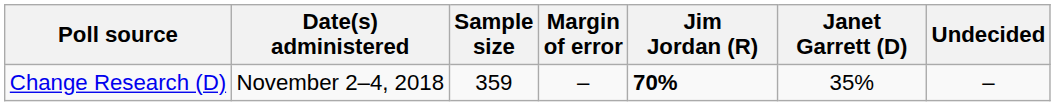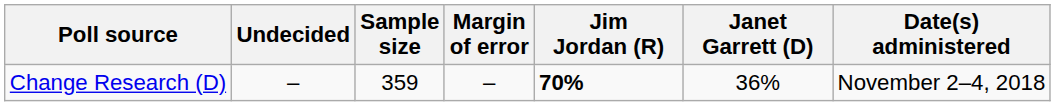columns swapped: (340, 34) <-> (988, 34)
(852, 82) 35% -> (758, 82) 36%
